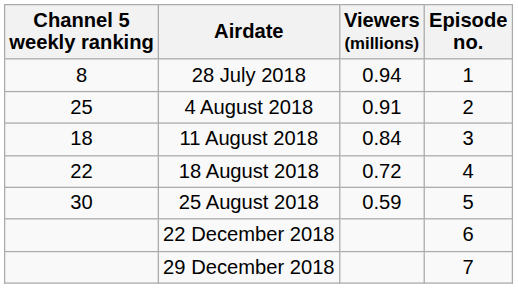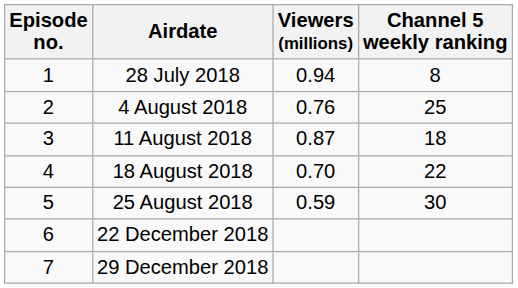columns swapped: (468, 31) <-> (82, 31)
(382, 107) 0.91 -> (316, 107) 0.76
(382, 139) 0.84 -> (316, 139) 0.87
(382, 171) 0.72 -> (316, 171) 0.70
